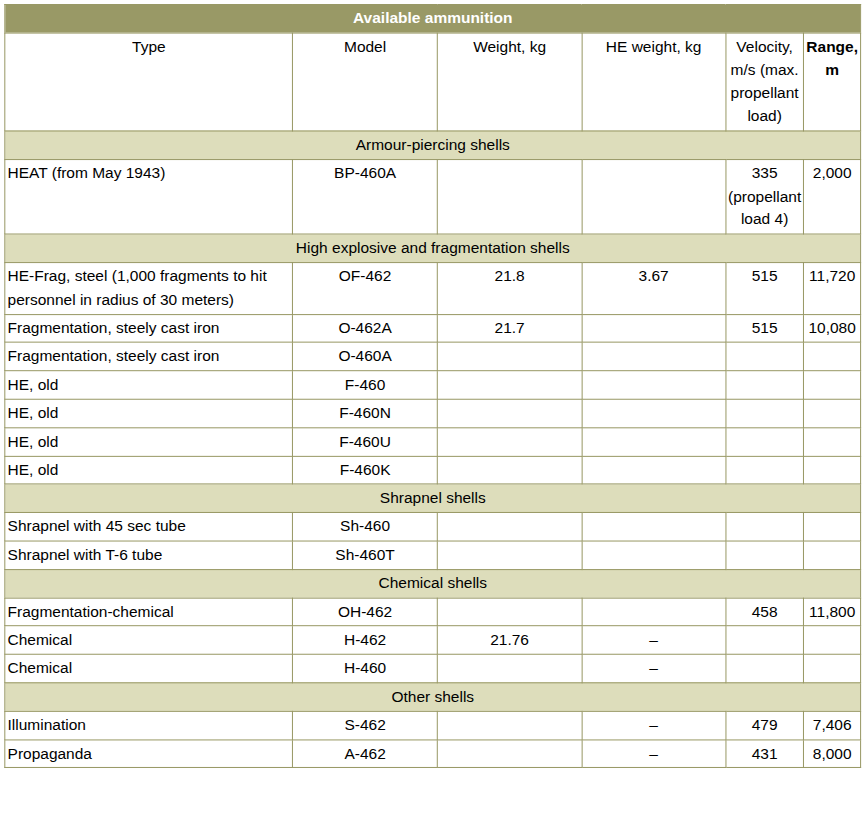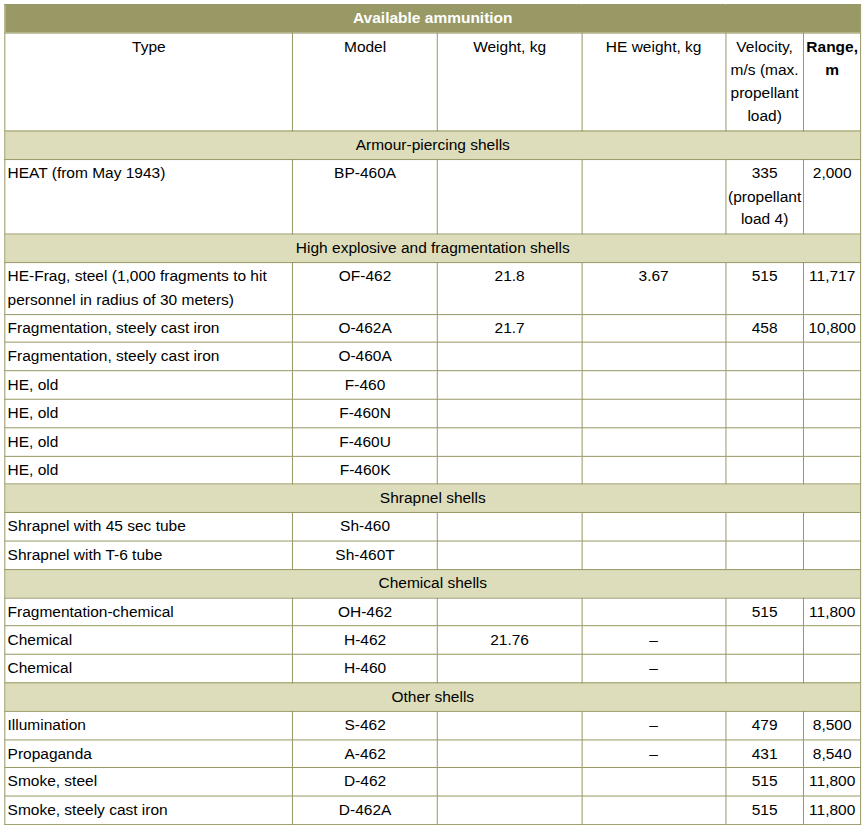(832, 276) 11,720 -> (832, 276) 11,717
(765, 327) 515 -> (765, 327) 458
(832, 327) 10,080 -> (832, 327) 10,800
(765, 611) 458 -> (765, 611) 515
(832, 724) 7,406 -> (832, 724) 8,500
(832, 753) 8,000 -> (832, 753) 8,540
+ row: (365, 781)
+ row: (365, 809)
